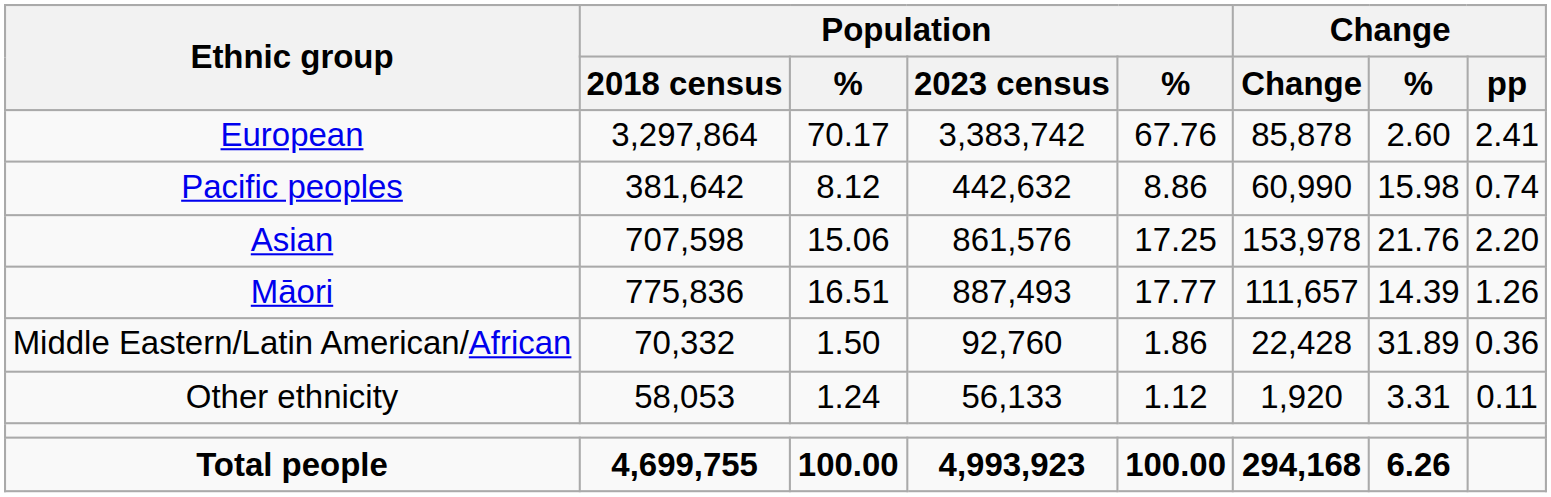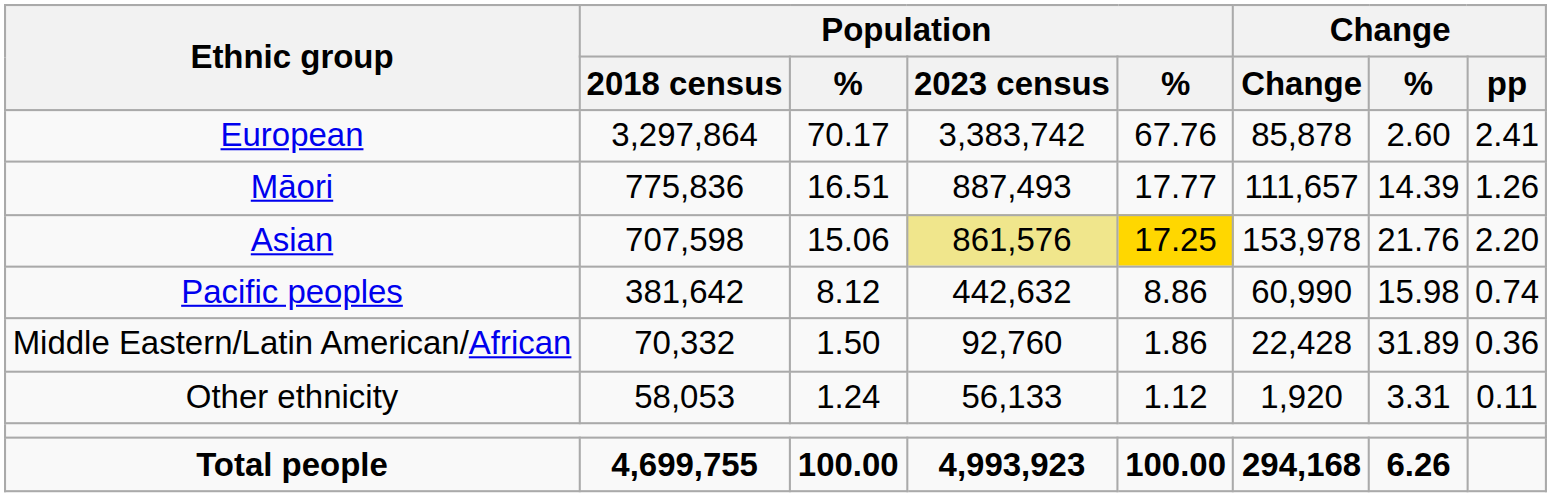rows swapped: (292, 291) <-> (292, 187)
(1012, 239) no background -> (1012, 239) khaki background
(1176, 239) no background -> (1176, 239) gold background
